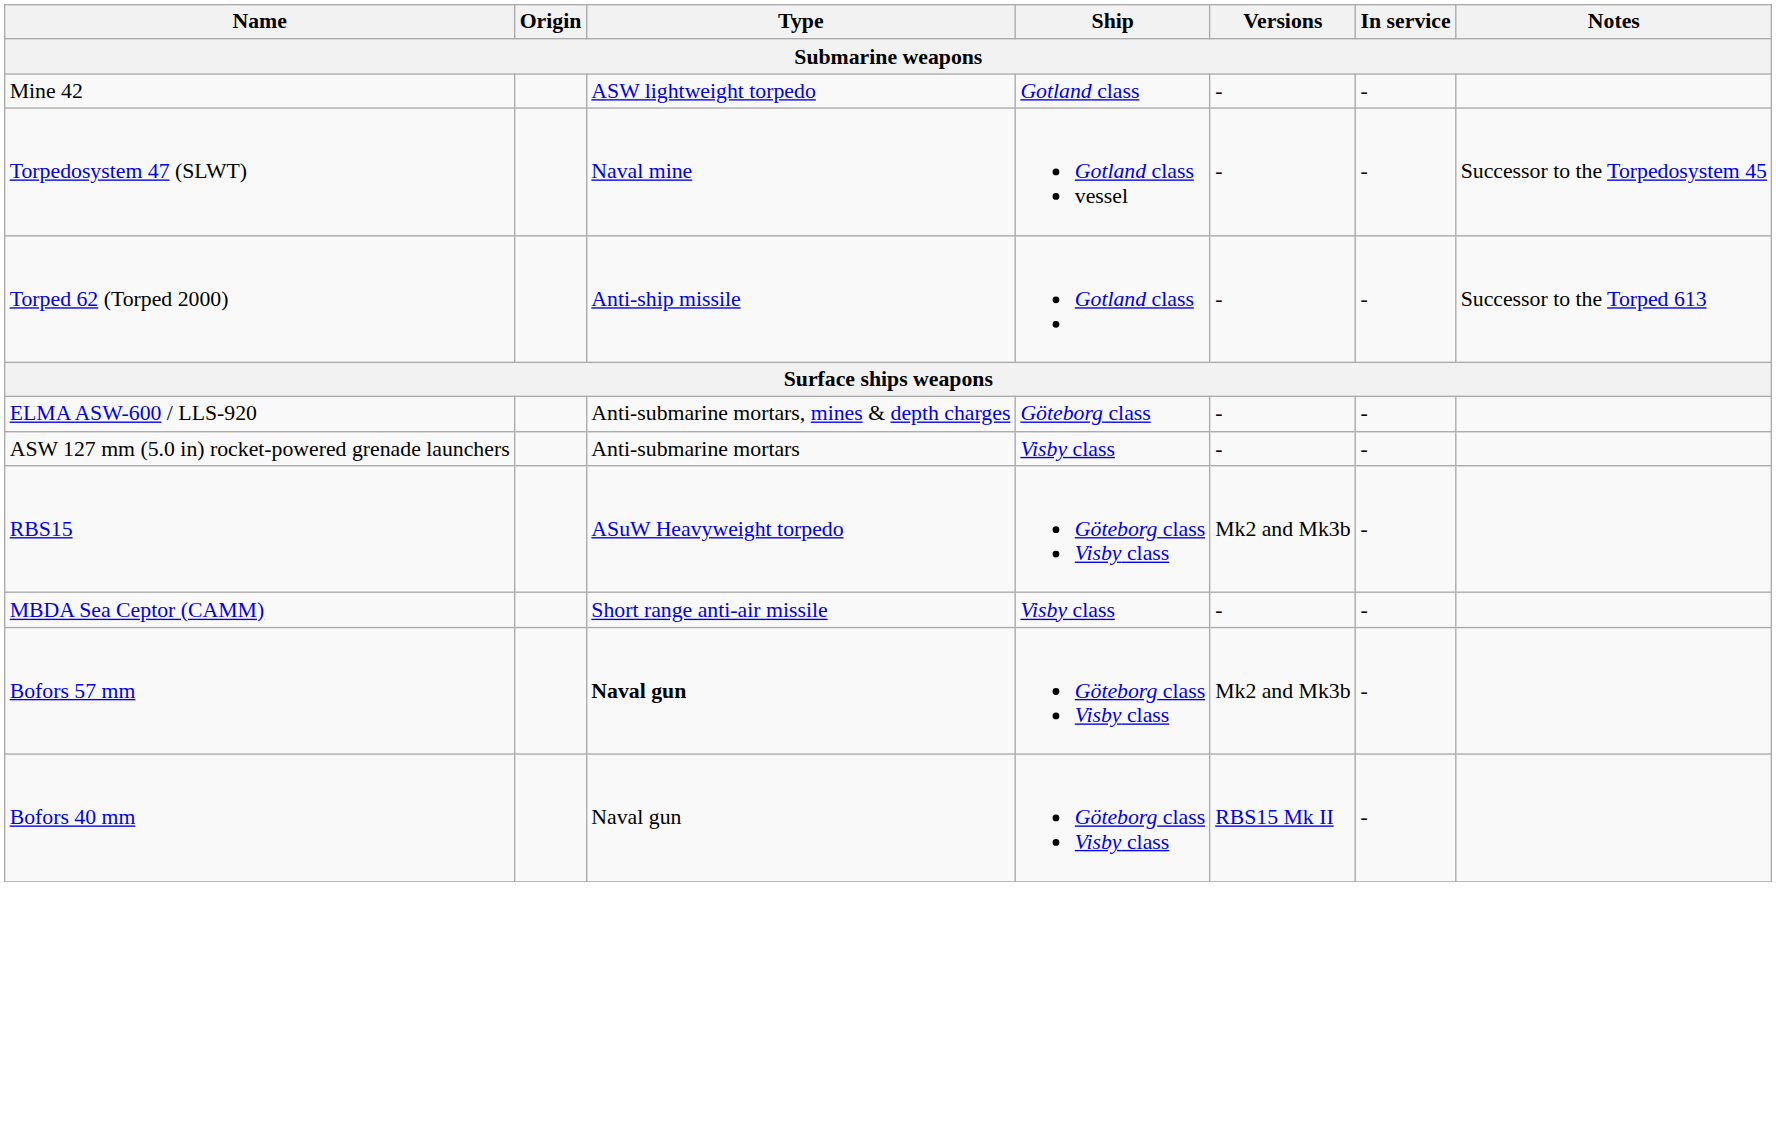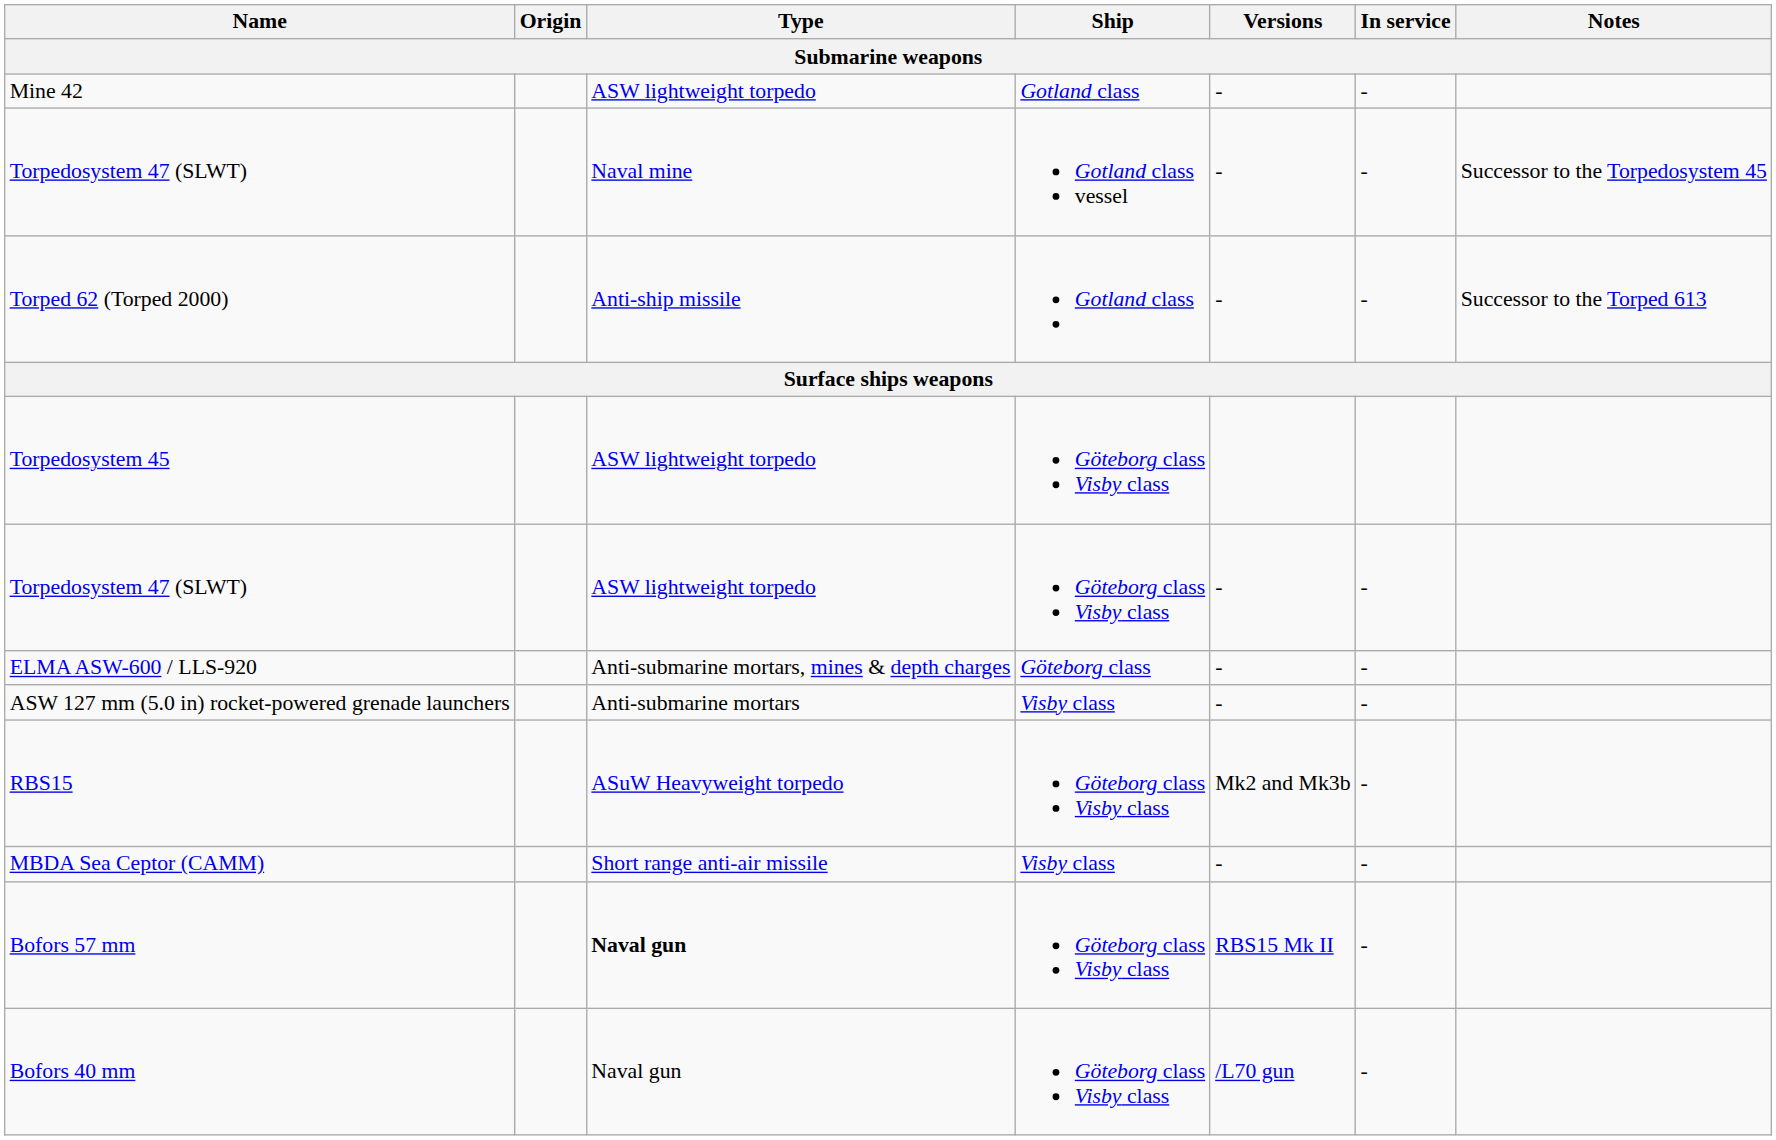+ row: (90, 460)
+ row: (128, 587)
(1283, 690) Mk2 and Mk3b -> (1274, 944) RBS15 Mk II
(1274, 817) RBS15 Mk II -> (1255, 1071) /L70 gun
